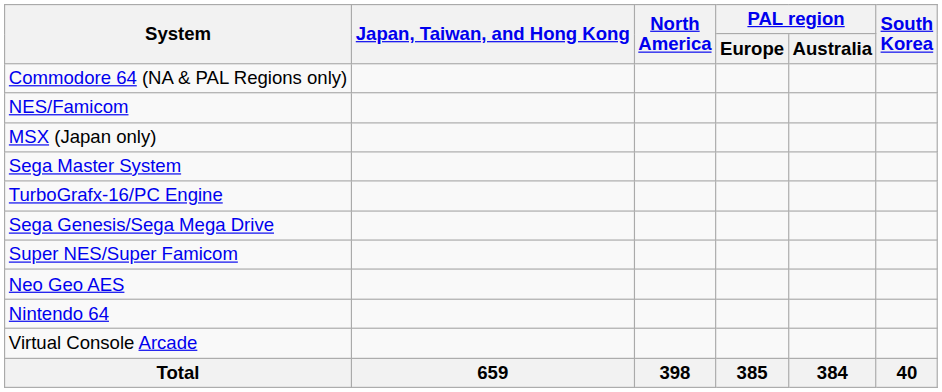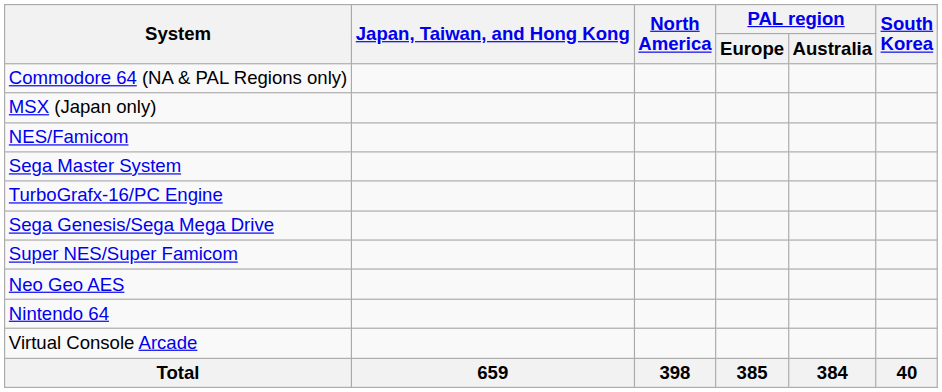rows swapped: (83, 136) <-> (69, 107)
